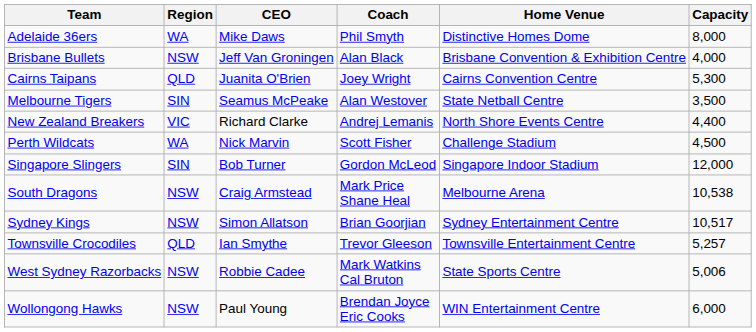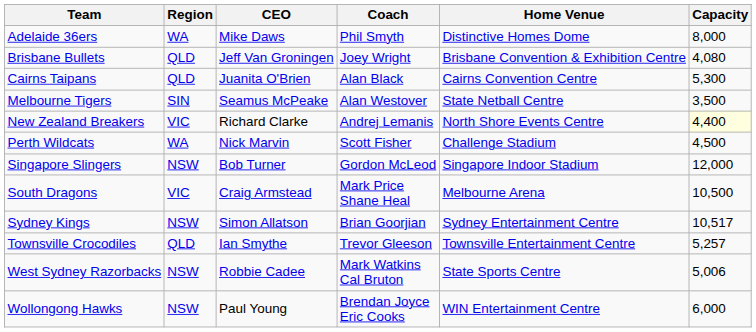(183, 57) NSW -> (181, 57) QLD
(372, 57) Alan Black -> (375, 57) Joey Wright
(709, 57) 4,000 -> (709, 57) 4,080
(375, 79) Joey Wright -> (372, 79) Alan Black
(709, 121) no background -> (709, 121) lightyellow background
(179, 164) SIN -> (183, 164) NSW
(183, 193) NSW -> (179, 193) VIC
(713, 193) 10,538 -> (713, 193) 10,500
